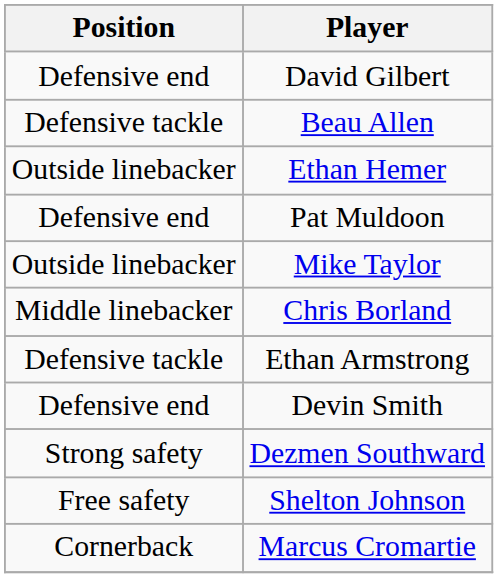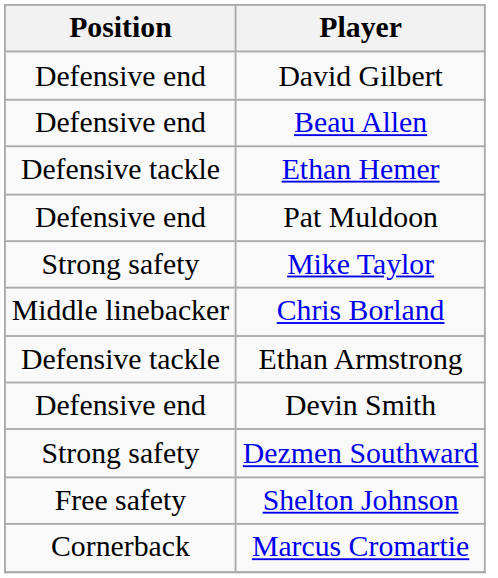(124, 122) Defensive tackle -> (120, 122) Defensive end
(124, 169) Outside linebacker -> (120, 169) Defensive tackle
(124, 264) Outside linebacker -> (120, 264) Strong safety
